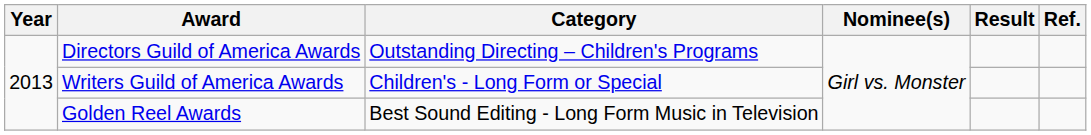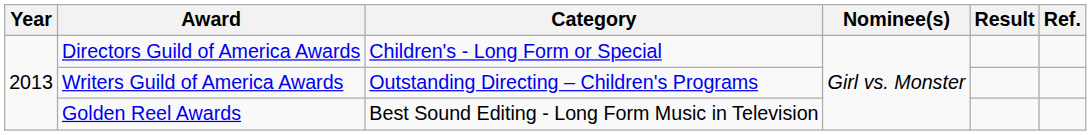(564, 51) Outstanding Directing – Children's Programs -> (516, 51) Children's - Long Form or Special
(516, 82) Children's - Long Form or Special -> (564, 82) Outstanding Directing – Children's Programs
